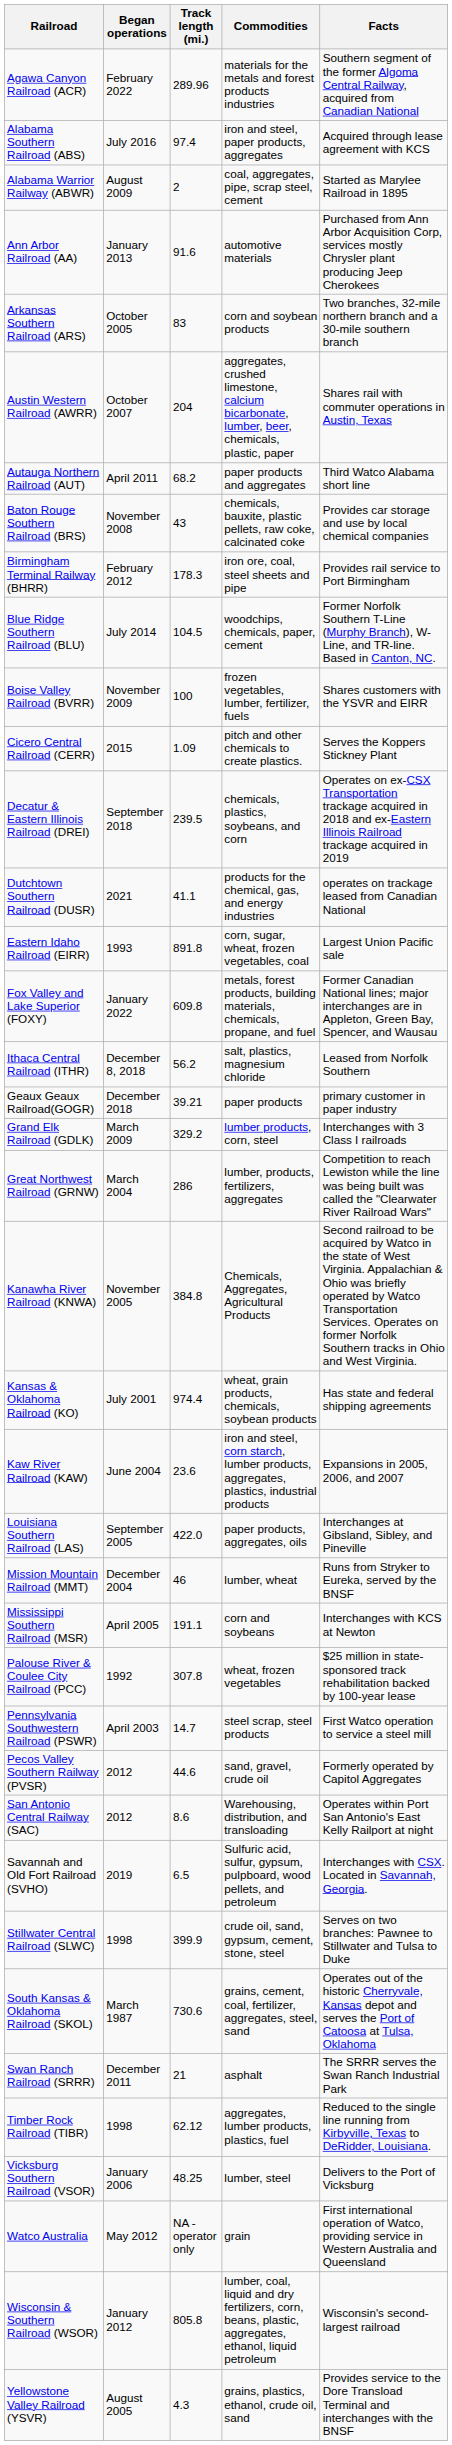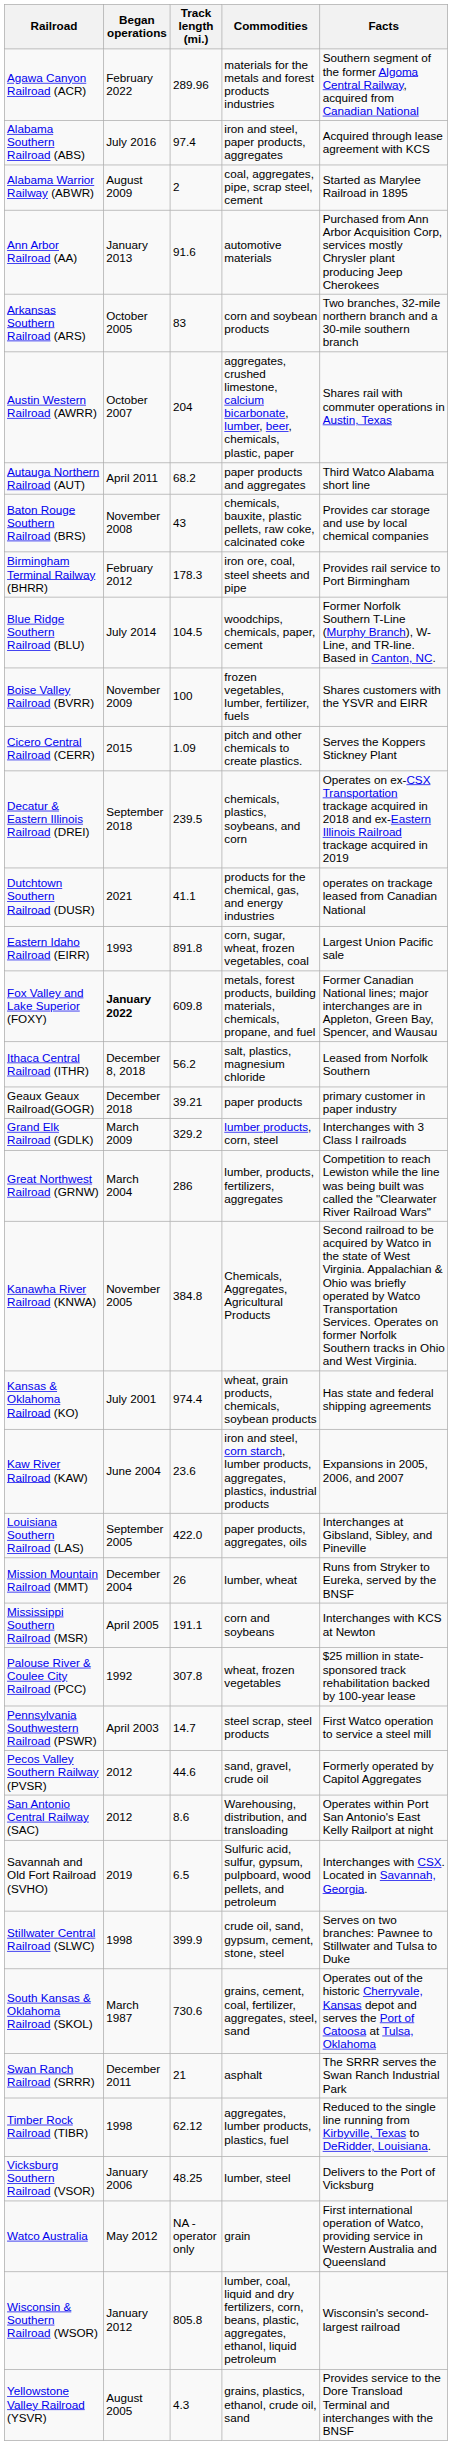(127, 1006) normal -> (129, 1006) bold
(180, 1580) 46 -> (180, 1580) 26
